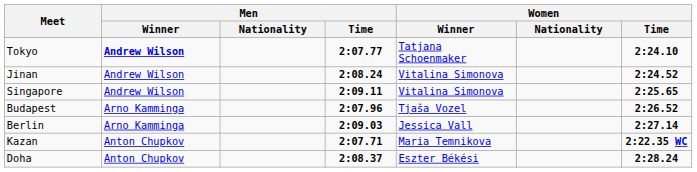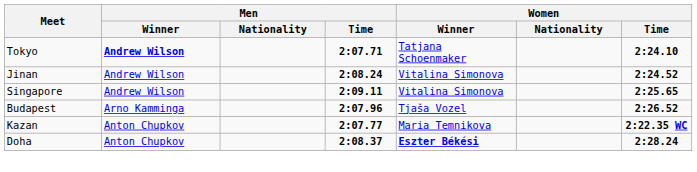(361, 52) 2:07.77 -> (361, 52) 2:07.71
- row: (25, 125)
(361, 142) 2:07.71 -> (361, 125) 2:07.77
(439, 159) normal -> (439, 142) bold
